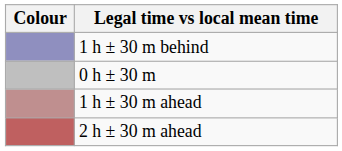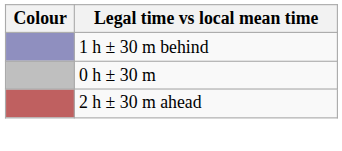- row: (140, 103)
